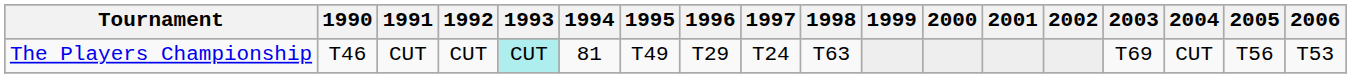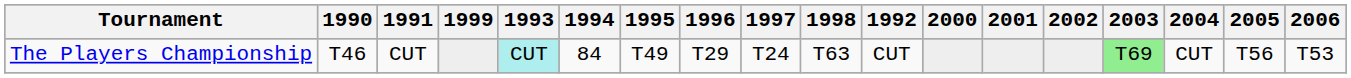columns swapped: (468, 22) <-> (892, 22)
(589, 56) 81 -> (589, 56) 84
(1134, 56) no background -> (1134, 56) lightgreen background
